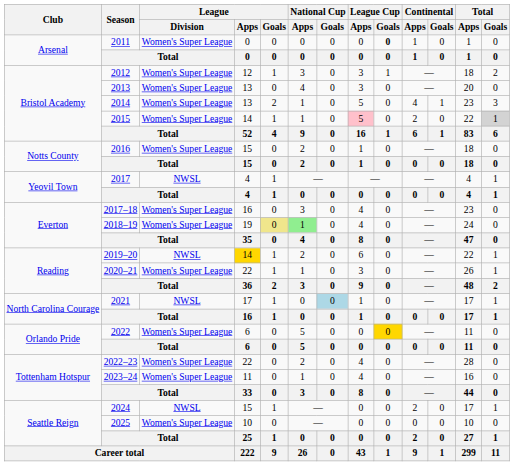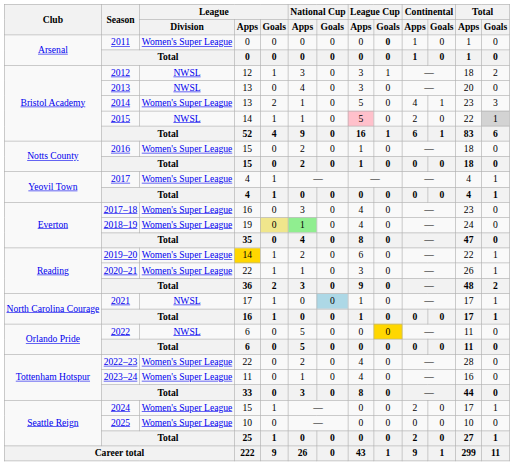(187, 73) Women's Super League -> (187, 73) NWSL
(187, 88) Women's Super League -> (187, 88) NWSL
(187, 118) Women's Super League -> (187, 118) NWSL
(187, 179) NWSL -> (187, 179) Women's Super League
(187, 255) NWSL -> (187, 255) Women's Super League
(187, 331) Women's Super League -> (187, 331) NWSL
(187, 407) NWSL -> (187, 407) Women's Super League
